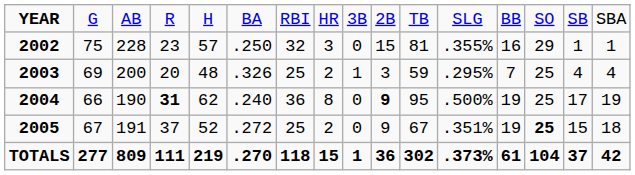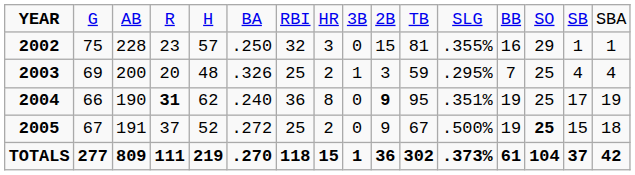(467, 101) .500% -> (467, 101) .351%
(467, 129) .351% -> (467, 129) .500%
